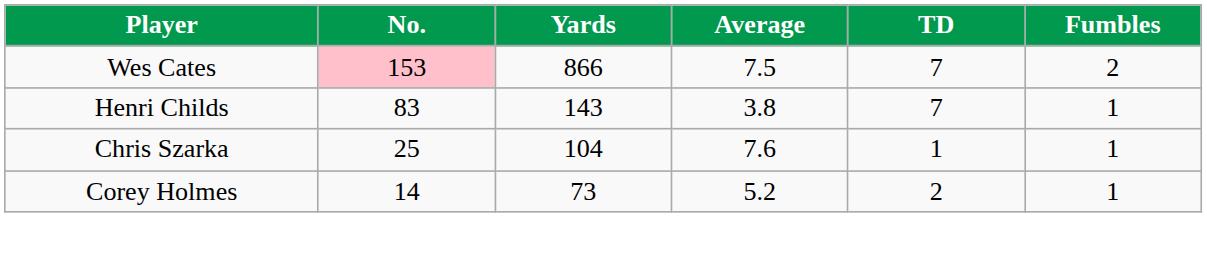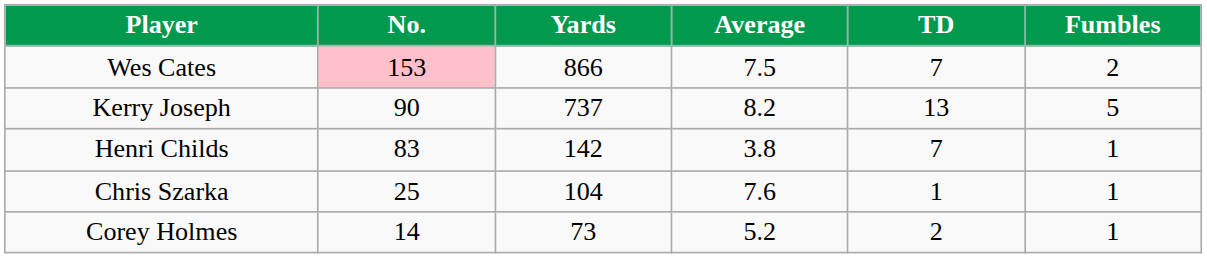+ row: (162, 107)
(583, 107) 143 -> (583, 149) 142
